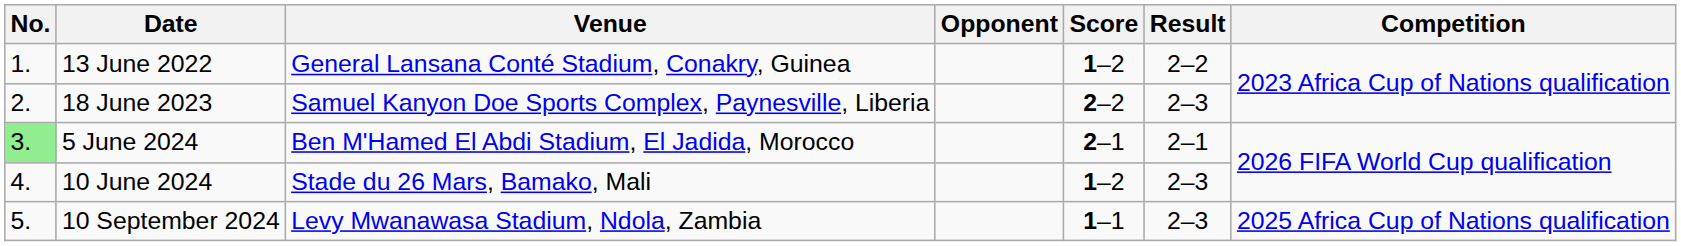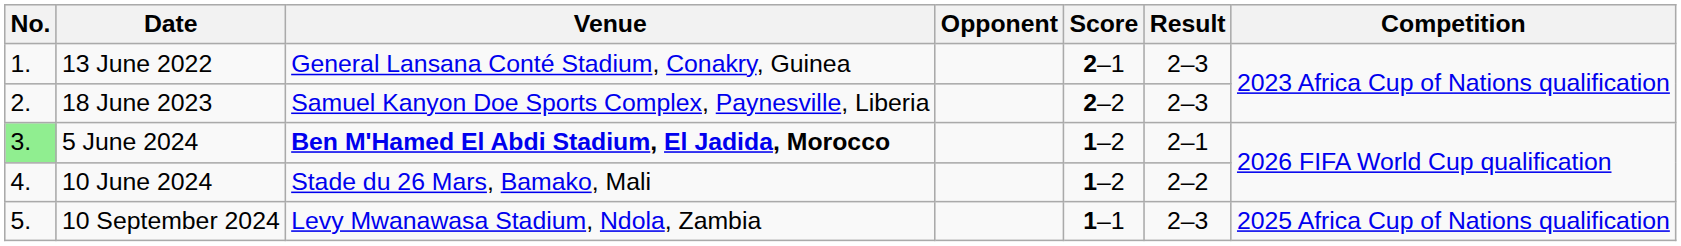(1104, 63) 1–2 -> (1104, 63) 2–1
(1188, 63) 2–2 -> (1188, 63) 2–3
(573, 142) normal -> (591, 142) bold
(1104, 142) 2–1 -> (1104, 142) 1–2
(1188, 181) 2–3 -> (1188, 181) 2–2
